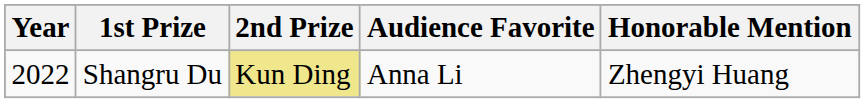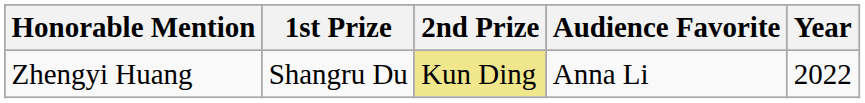columns swapped: (41, 27) <-> (730, 27)
